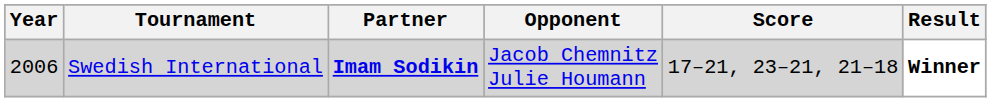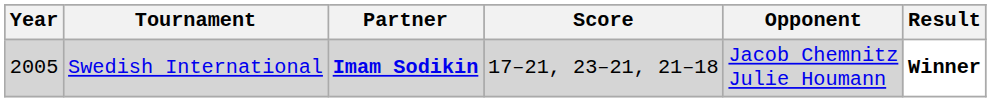columns swapped: (573, 22) <-> (783, 22)
(34, 68) 2006 -> (34, 68) 2005
